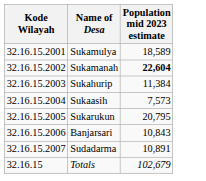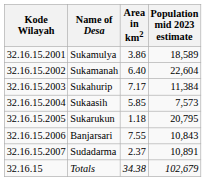+ column: (134, 25)
(156, 68) bold -> (184, 70) normal
